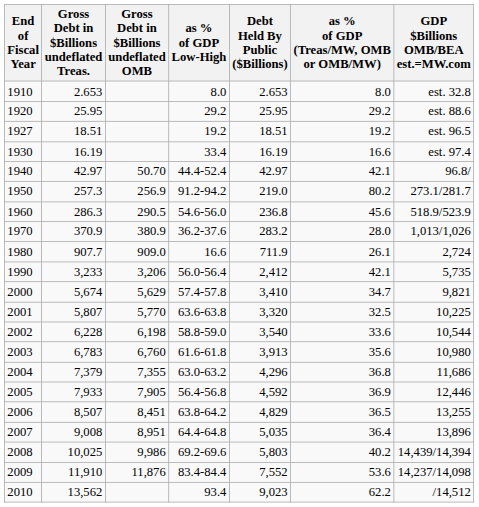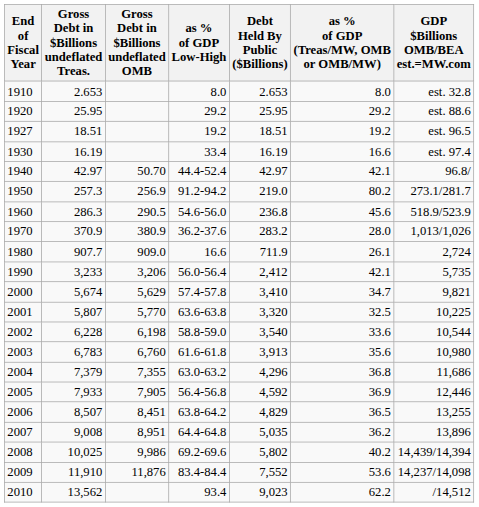(380, 432) 36.4 -> (380, 432) 36.2
(273, 452) 5,803 -> (273, 452) 5,802
